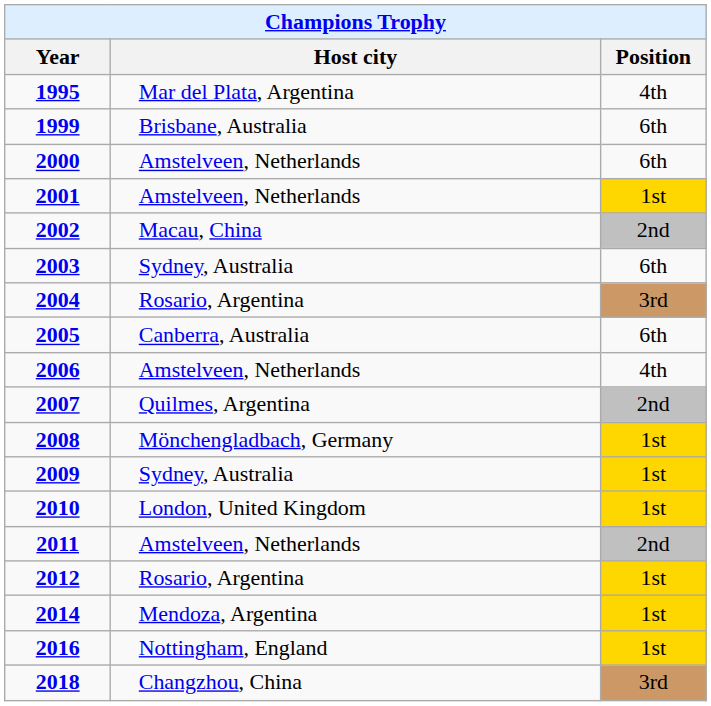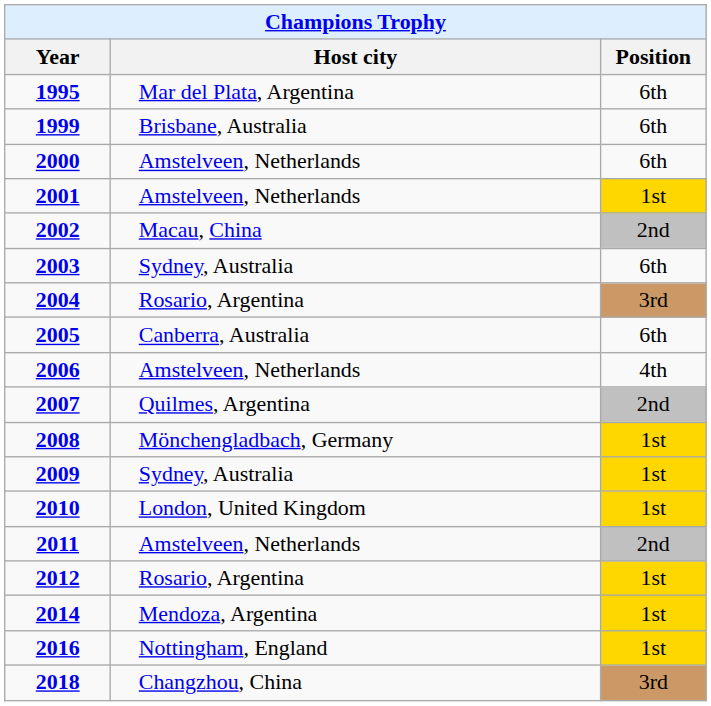(653, 91) 4th -> (653, 91) 6th
